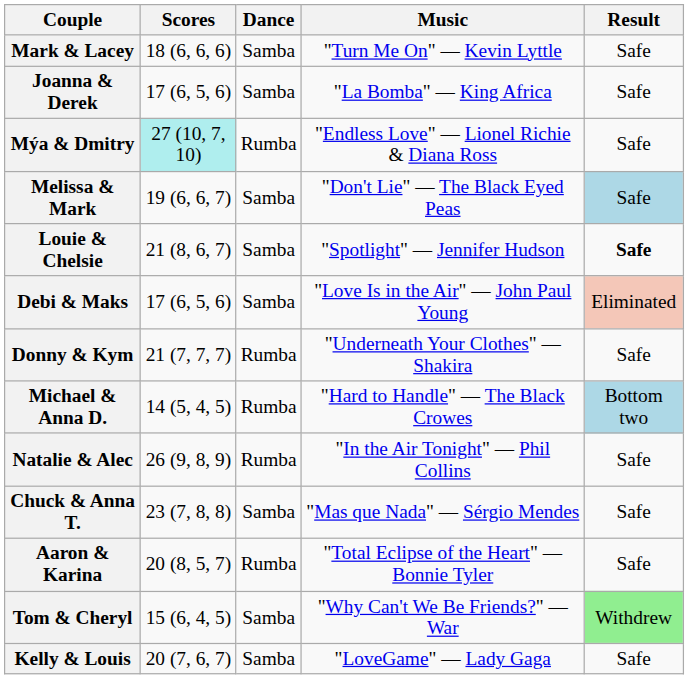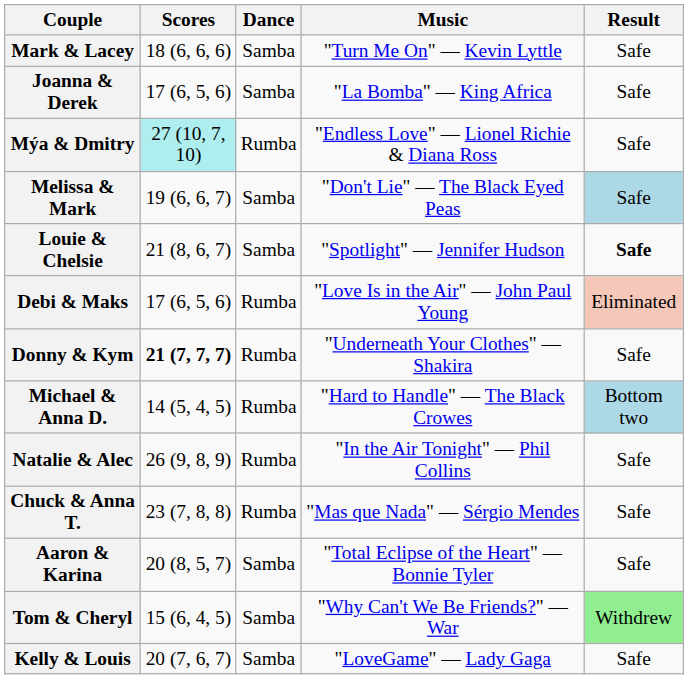(269, 302) Samba -> (269, 302) Rumba
(188, 354) normal -> (188, 354) bold
(269, 512) Samba -> (269, 512) Rumba
(269, 564) Rumba -> (269, 564) Samba
